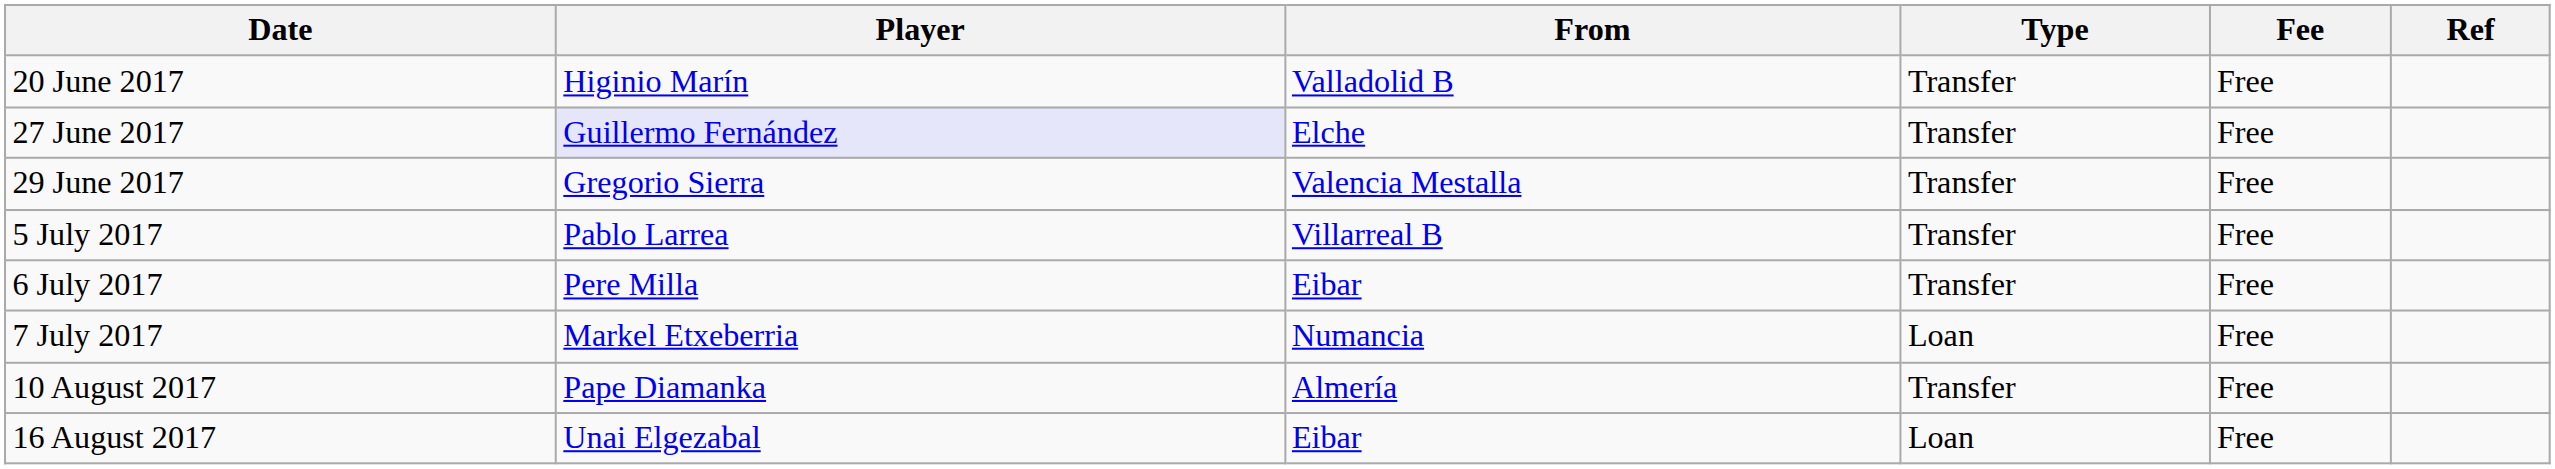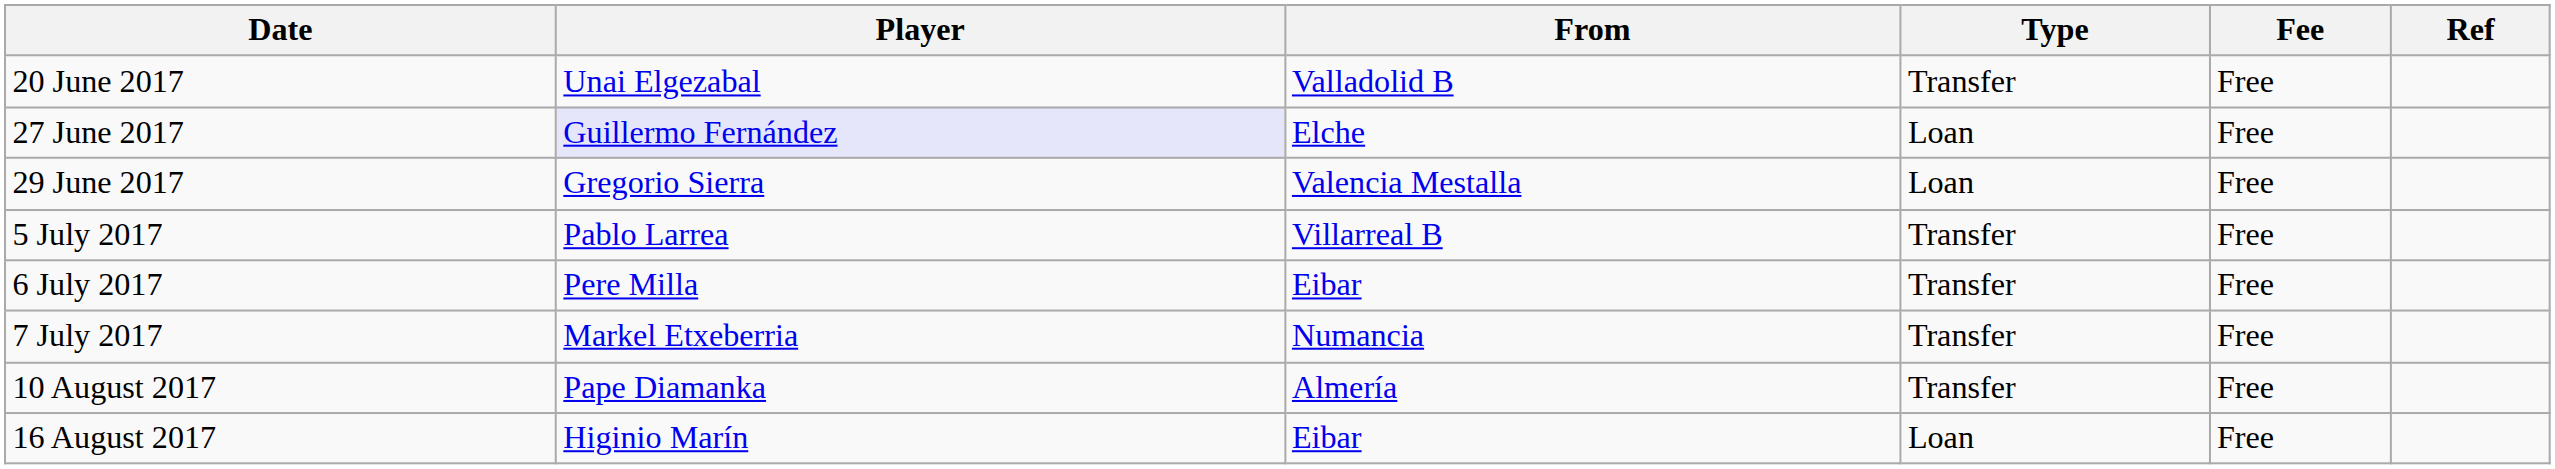(656, 81) Higinio Marín -> (662, 81) Unai Elgezabal
(1962, 132) Transfer -> (1941, 132) Loan
(1962, 183) Transfer -> (1941, 183) Loan
(1941, 336) Loan -> (1962, 336) Transfer
(662, 438) Unai Elgezabal -> (656, 438) Higinio Marín
